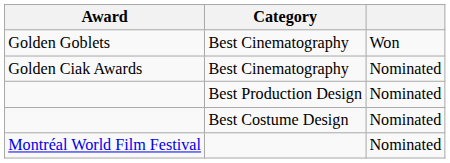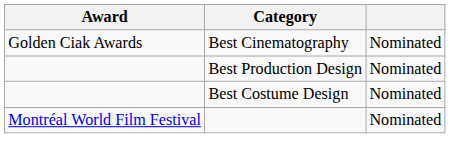- row: (59, 42)
